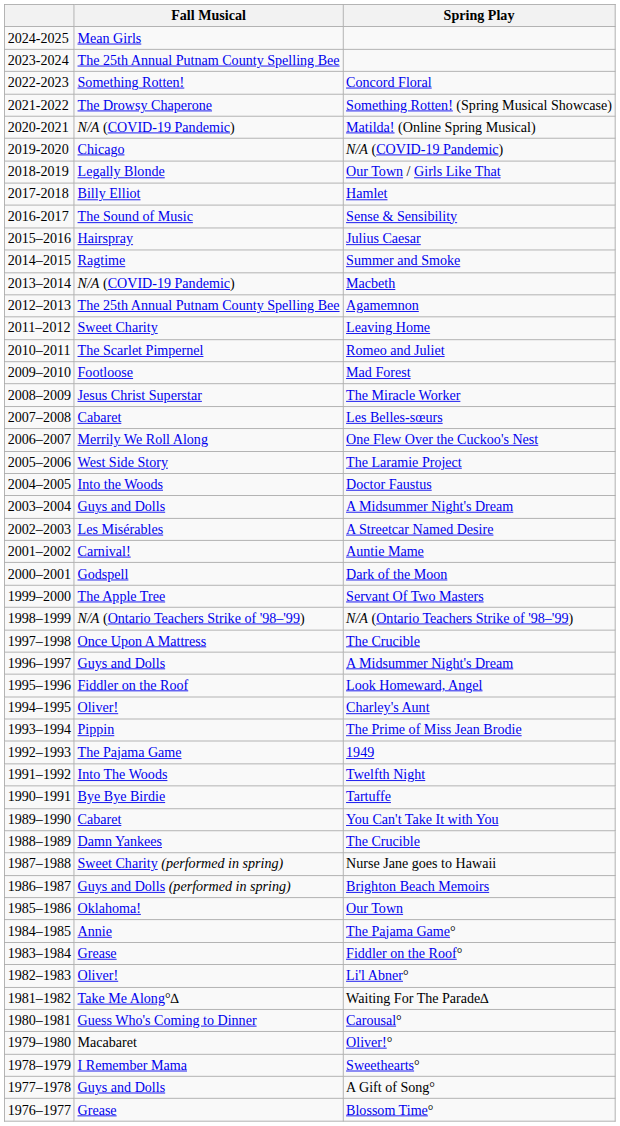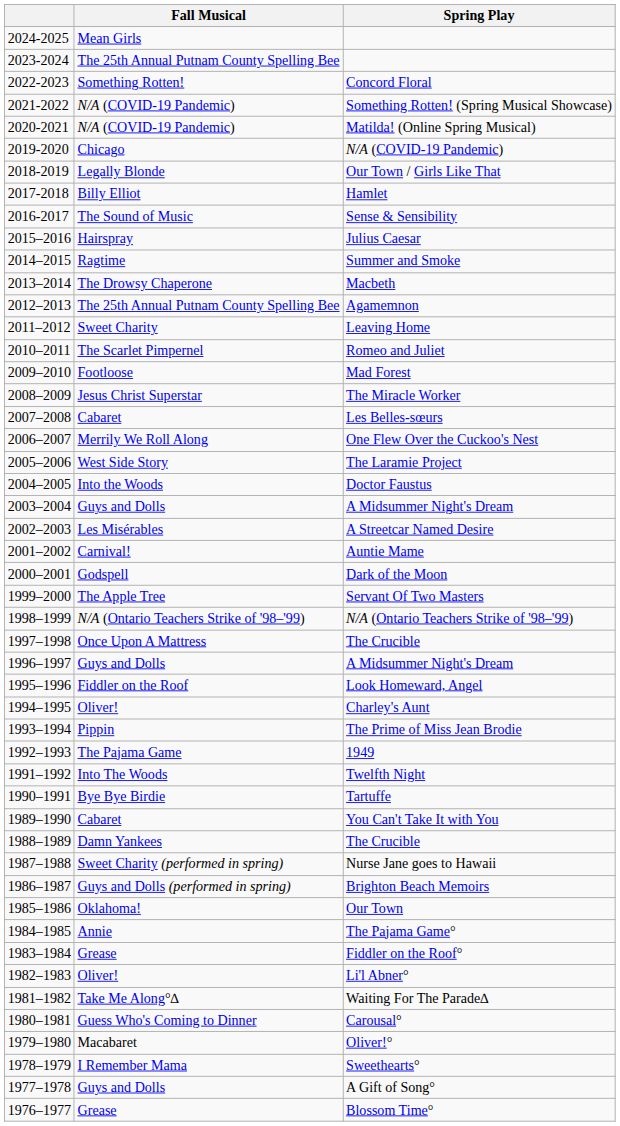(145, 104) The Drowsy Chaperone -> (156, 104) N/A (COVID-19 Pandemic)
(156, 283) N/A (COVID-19 Pandemic) -> (145, 283) The Drowsy Chaperone
